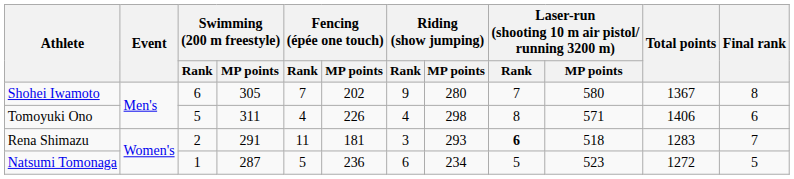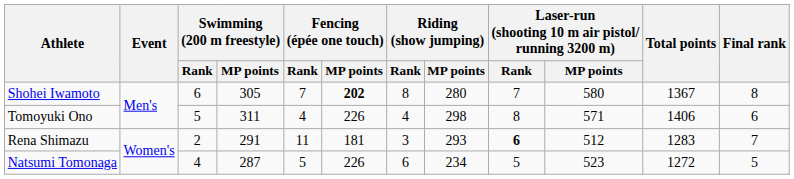(354, 94) normal -> (354, 94) bold
(405, 94) 9 -> (405, 94) 8
(594, 140) 518 -> (594, 140) 512
(197, 163) 1 -> (197, 163) 4
(354, 163) 236 -> (354, 163) 226
